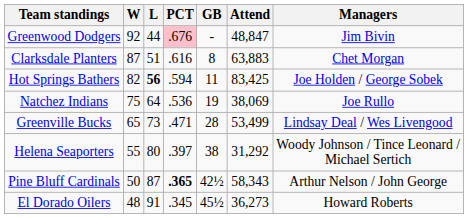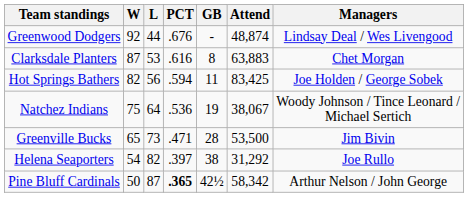(180, 36) pink background -> (180, 36) no background
(250, 36) 48,847 -> (250, 36) 48,874
(368, 36) Jim Bivin -> (368, 36) Lindsay Deal / Wes Livengood
(153, 58) 51 -> (153, 58) 53
(153, 79) bold -> (153, 79) normal
(250, 101) 38,069 -> (250, 109) 38,067
(368, 101) Joe Rullo -> (368, 109) Woody Johnson / Tince Leonard / Michael Sertich
(250, 123) 53,499 -> (250, 138) 53,500
(368, 123) Lindsay Deal / Wes Livengood -> (368, 138) Jim Bivin
(134, 152) 55 -> (134, 159) 54
(153, 152) 80 -> (153, 159) 82
(368, 152) Woody Johnson / Tince Leonard / Michael Sertich -> (368, 159) Joe Rullo
(250, 181) 58,343 -> (250, 181) 58,342
- row: (64, 203)
